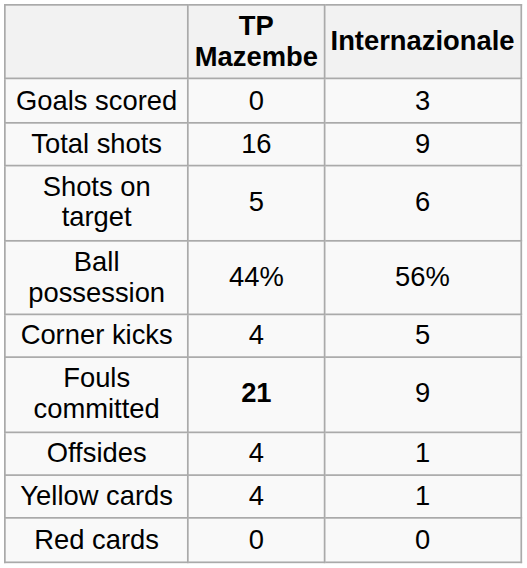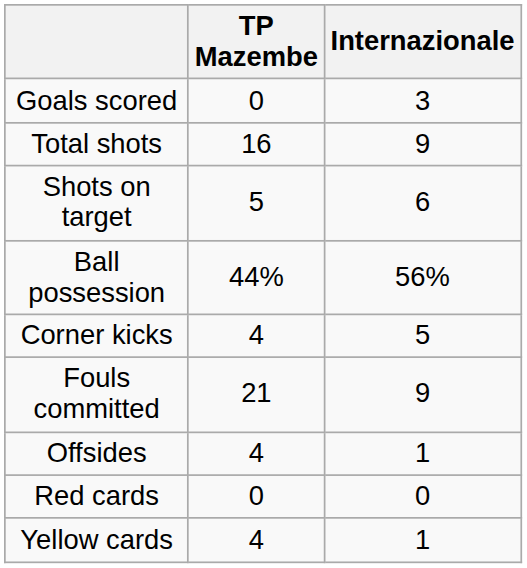(256, 394) bold -> (256, 394) normal
rows swapped: (97, 496) <-> (97, 539)
